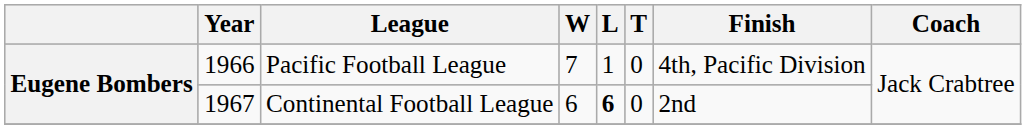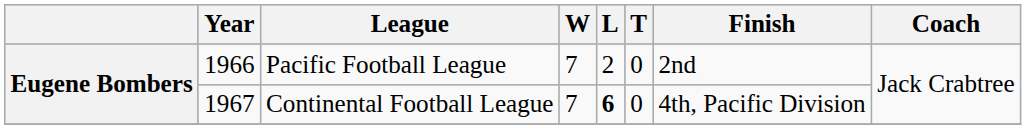(608, 64) 1 -> (608, 64) 2
(762, 64) 4th, Pacific Division -> (677, 64) 2nd
(571, 104) 6 -> (571, 104) 7
(677, 104) 2nd -> (762, 104) 4th, Pacific Division
